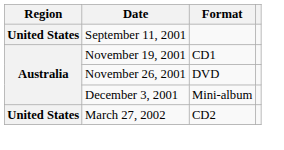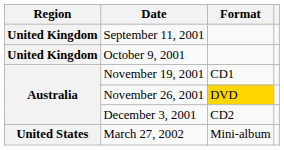(43, 34) United States -> (52, 34) United Kingdom
+ row: (144, 54)
(206, 74) no background -> (224, 94) gold background
(222, 94) Mini-album -> (222, 114) CD2
(204, 114) CD2 -> (240, 134) Mini-album
